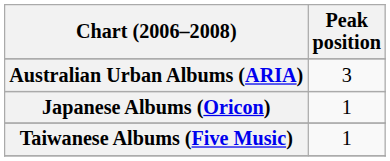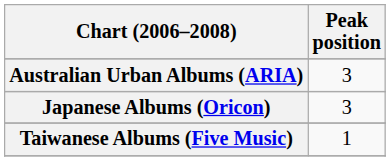(347, 107) 1 -> (347, 107) 3
